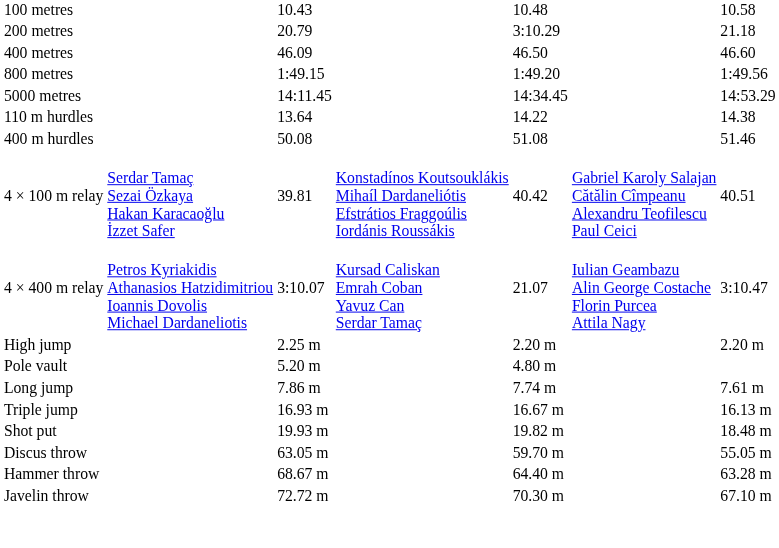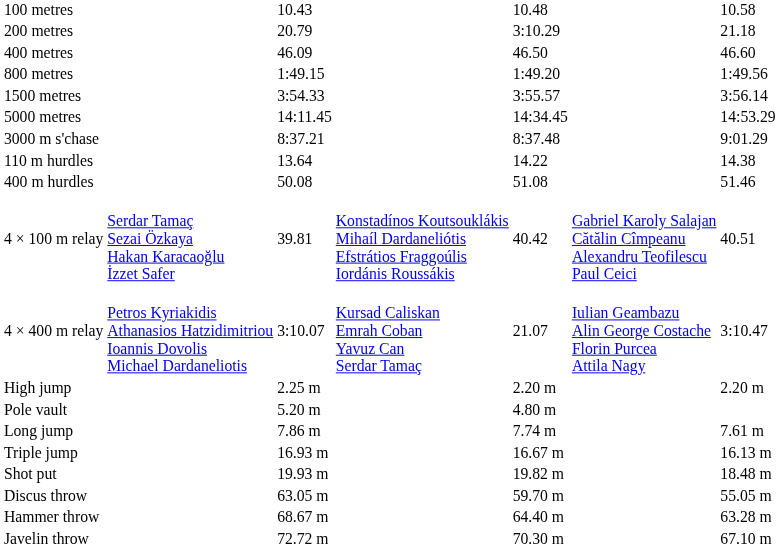+ row: (42, 96)
+ row: (52, 139)
